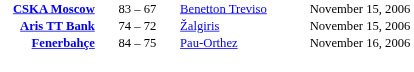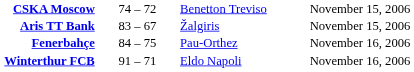(137, 8) 83 – 67 -> (137, 8) 74 – 72
(137, 26) 74 – 72 -> (137, 26) 83 – 67
+ row: (50, 60)
